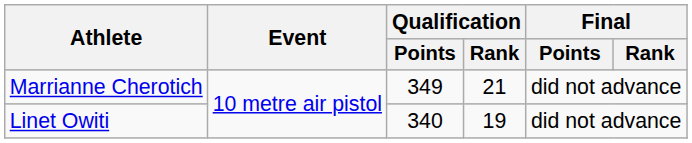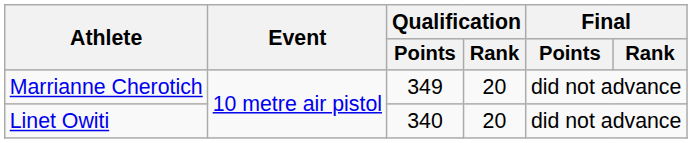(494, 87) 21 -> (494, 87) 20
(494, 121) 19 -> (494, 121) 20
